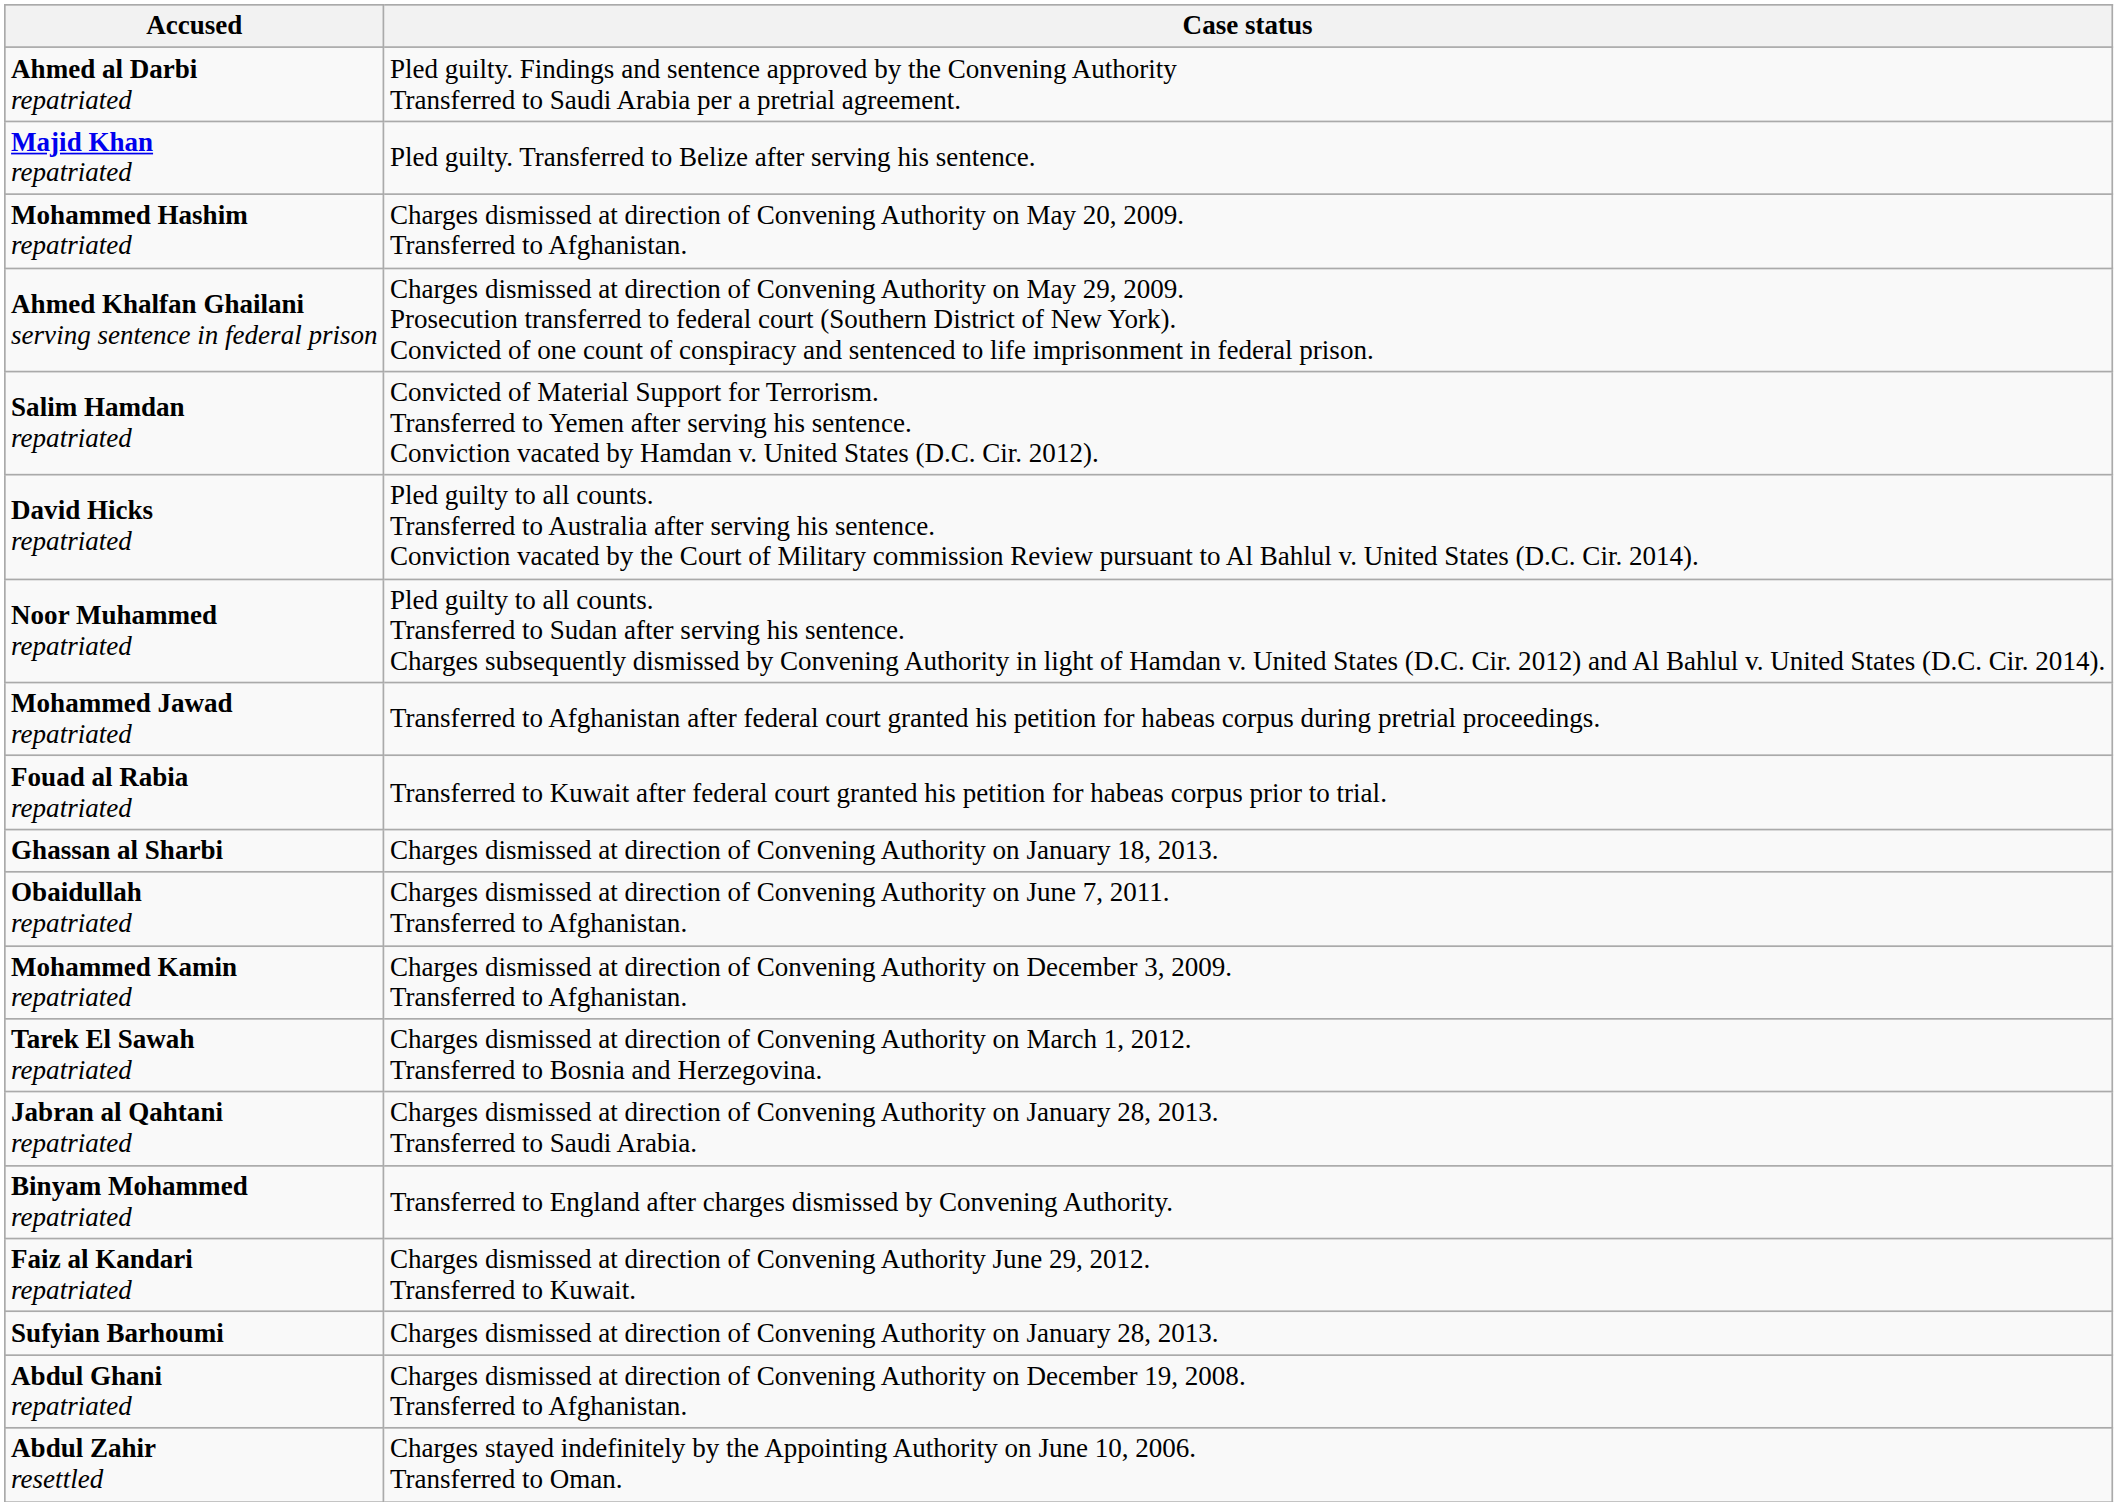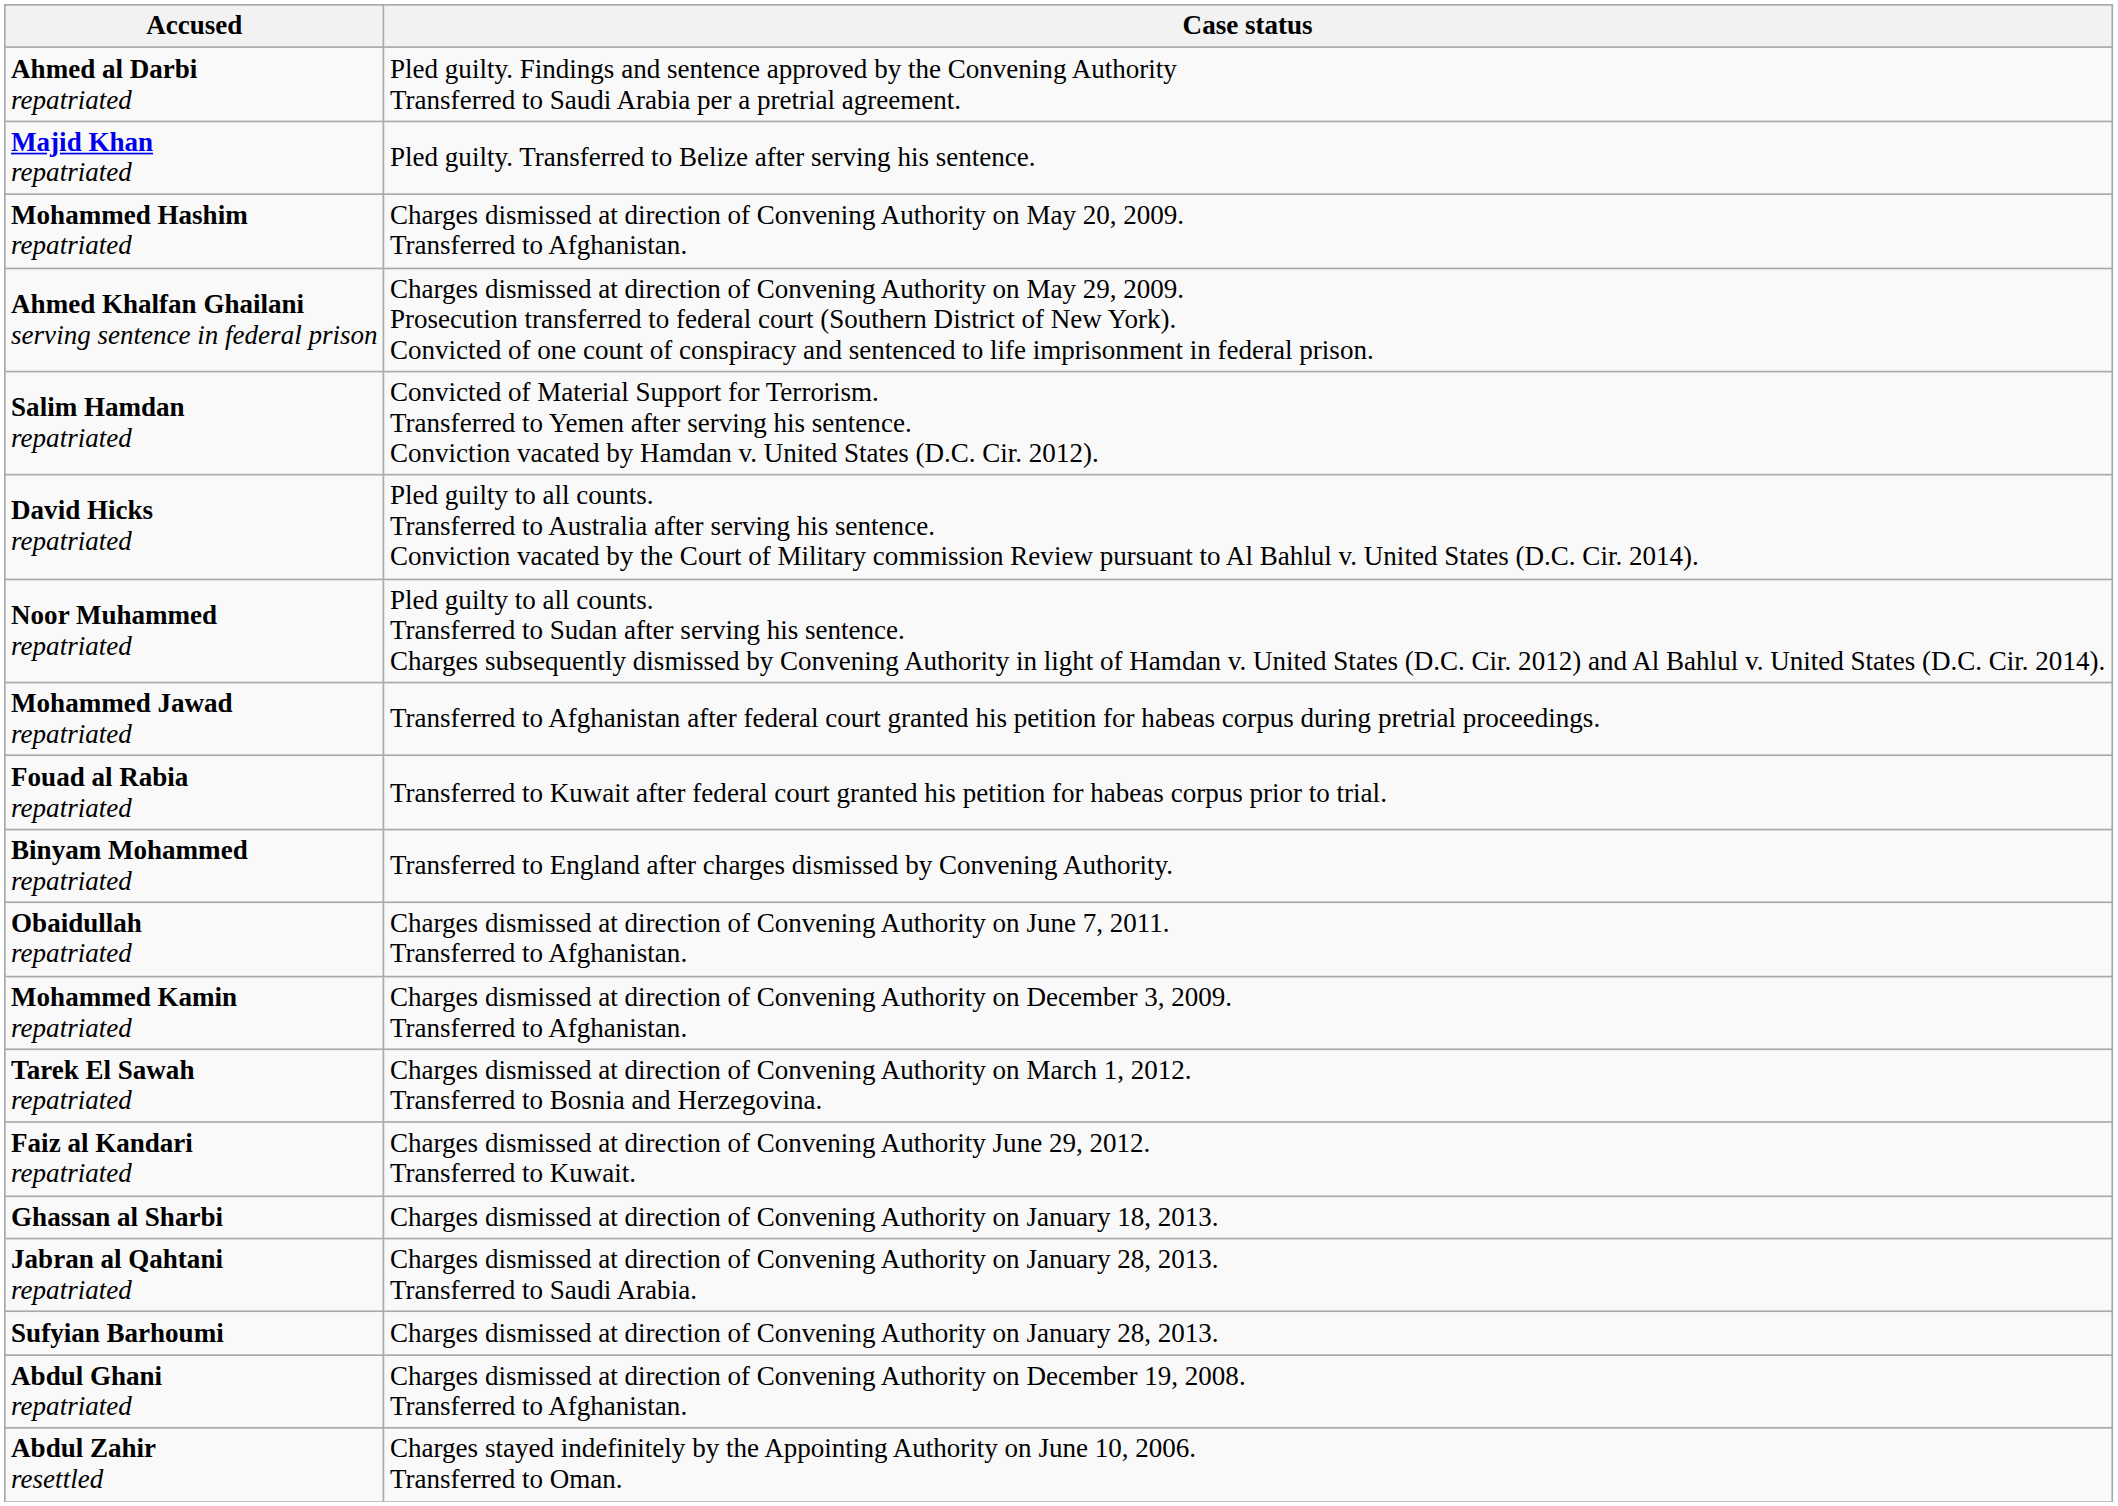rows swapped: (129, 1201) <-> (117, 850)
rows swapped: (102, 1274) <-> (117, 1128)
